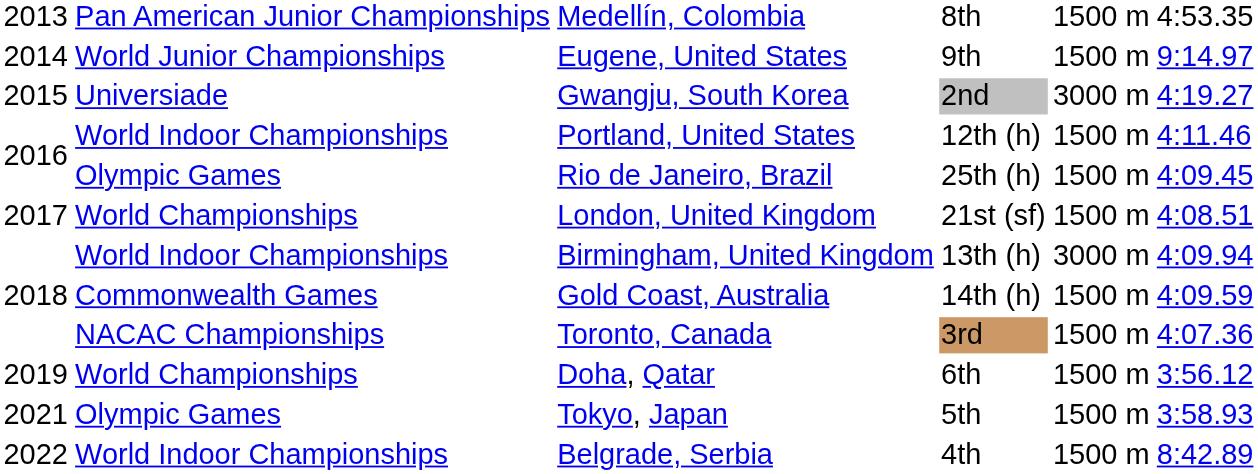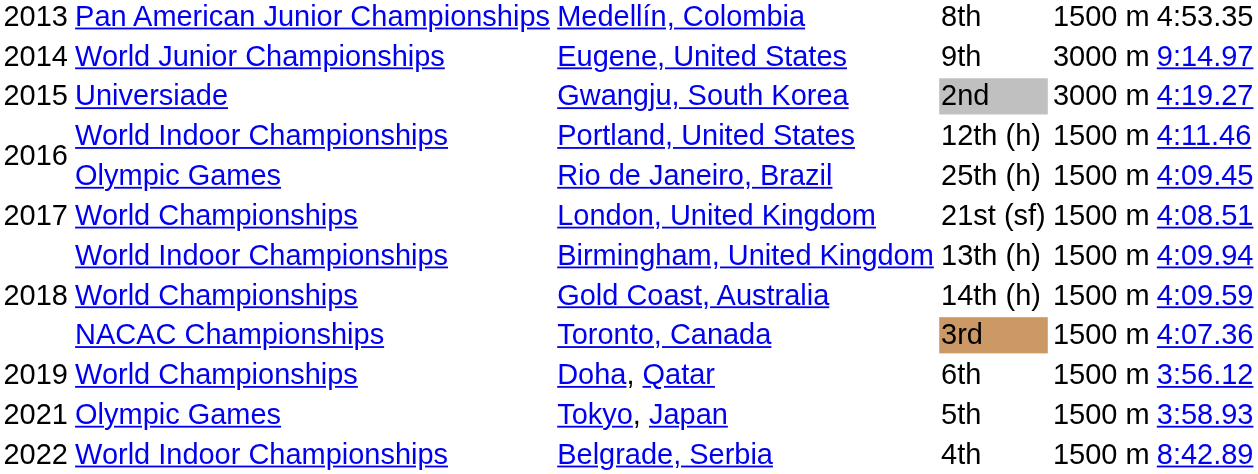(1101, 56) 1500 m -> (1101, 56) 3000 m
(1101, 255) 3000 m -> (1101, 255) 1500 m
(226, 295) Commonwealth Games -> (216, 295) World Championships
